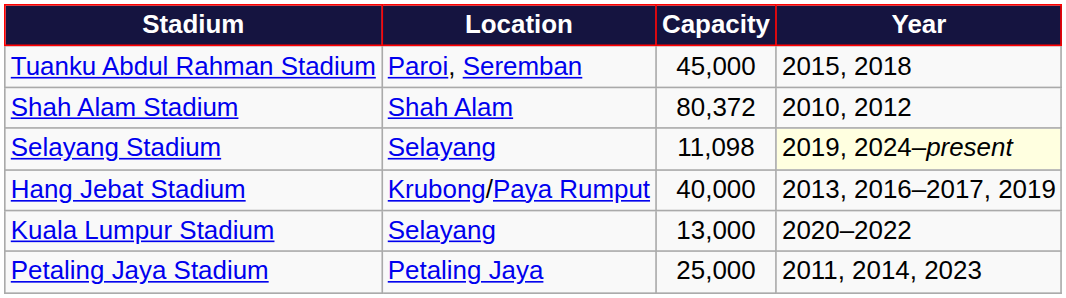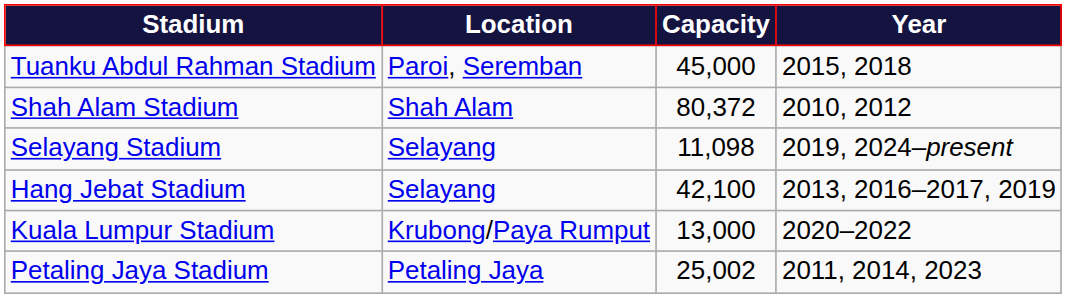(897, 148) lightyellow background -> (897, 148) no background
(519, 189) Krubong/Paya Rumput -> (442, 189) Selayang
(716, 189) 40,000 -> (716, 189) 42,100
(442, 230) Selayang -> (519, 230) Krubong/Paya Rumput
(716, 271) 25,000 -> (716, 271) 25,002
